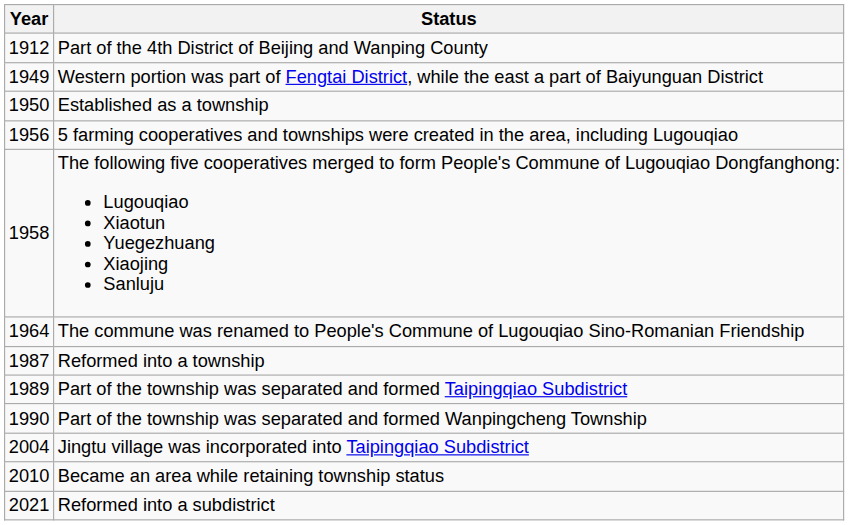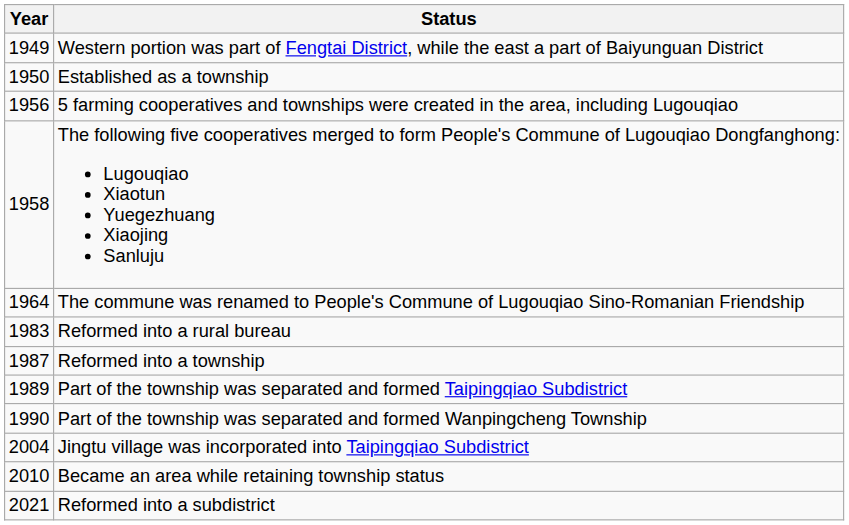- row: (273, 47)
+ row: (174, 331)
